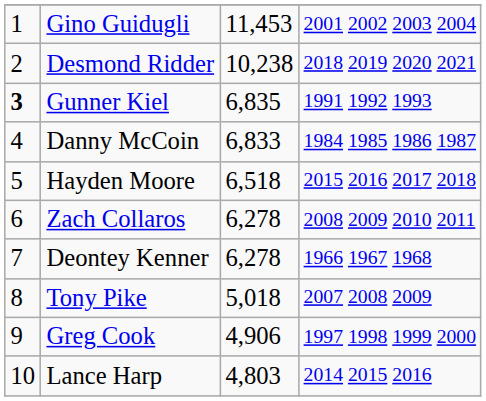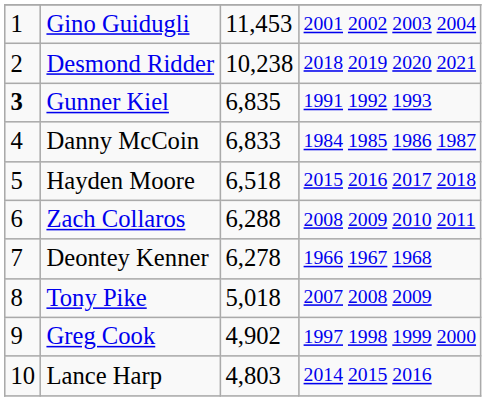(253, 219) 6,278 -> (253, 219) 6,288
(253, 336) 4,906 -> (253, 336) 4,902
